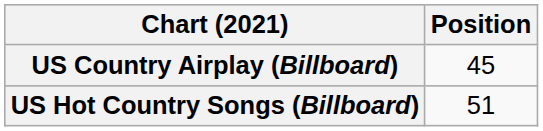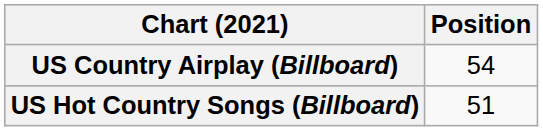(481, 65) 45 -> (481, 65) 54
